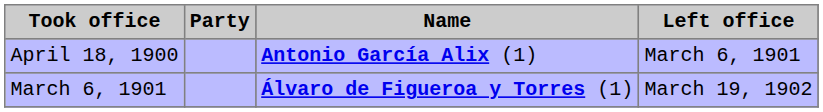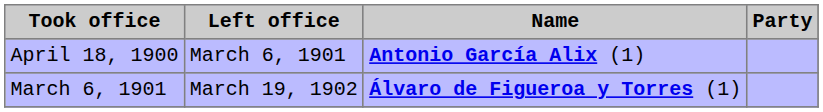columns swapped: (729, 22) <-> (220, 22)
